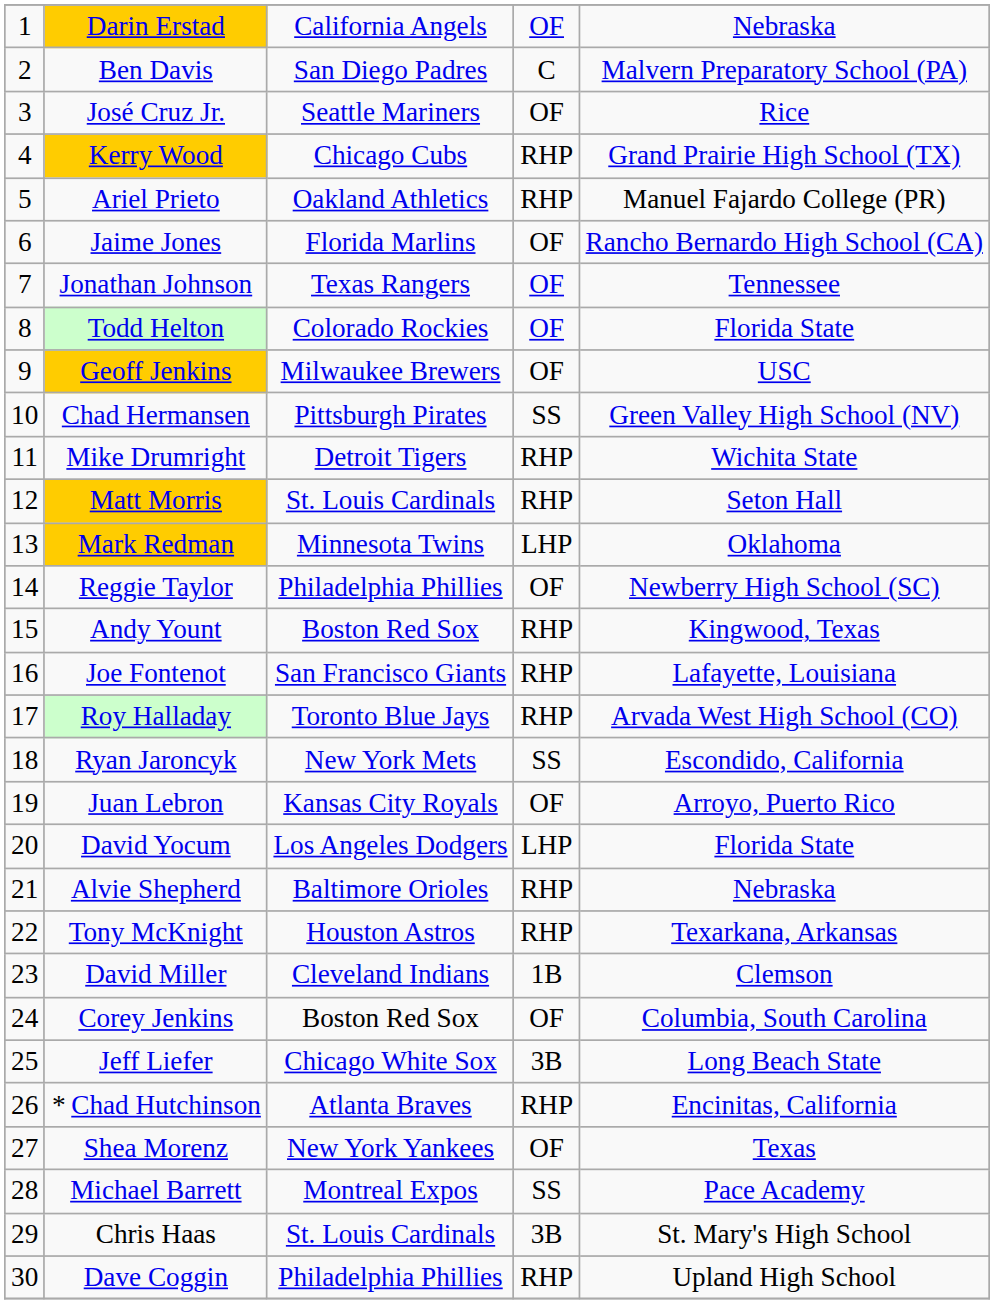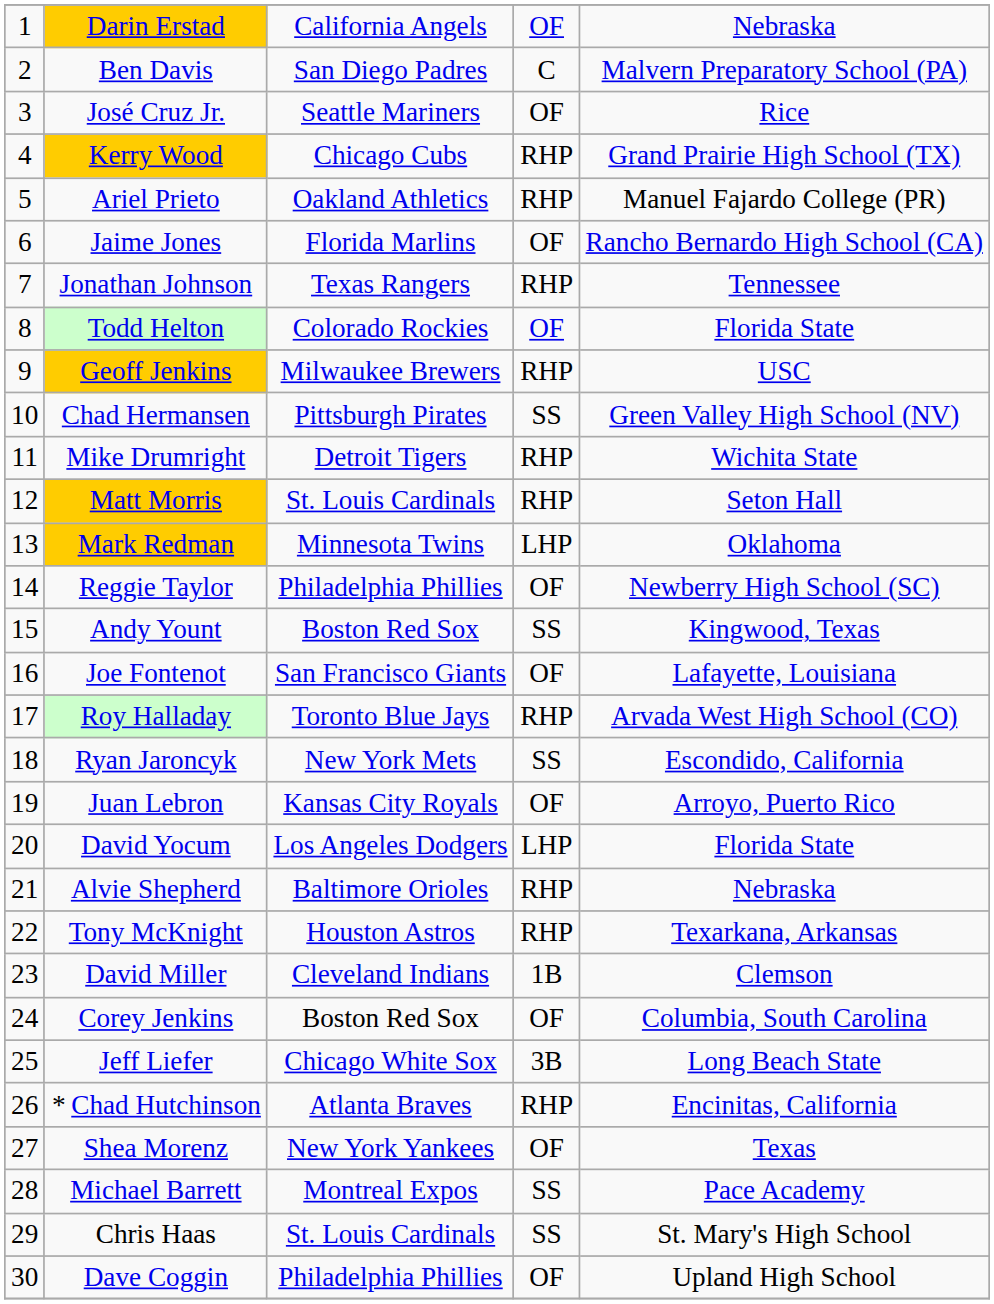(547, 284) OF -> (547, 284) RHP
(547, 371) OF -> (547, 371) RHP
(547, 629) RHP -> (547, 629) SS
(547, 673) RHP -> (547, 673) OF
(547, 1233) 3B -> (547, 1233) SS
(547, 1277) RHP -> (547, 1277) OF
